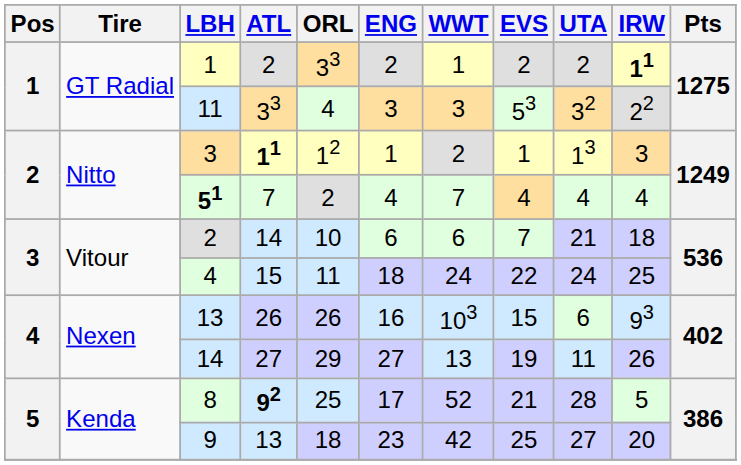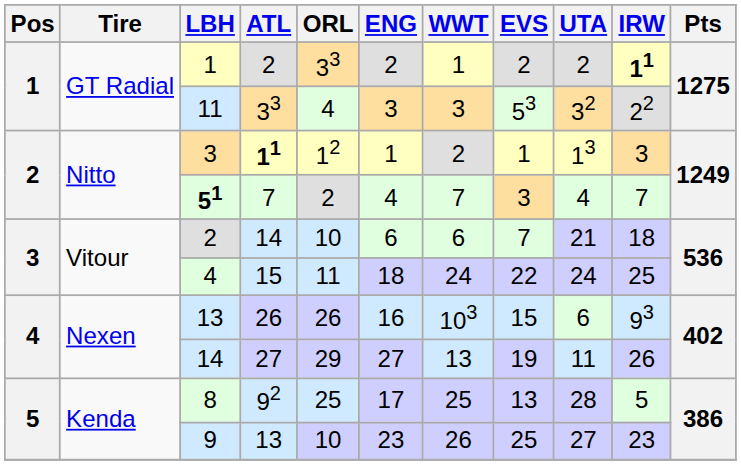(524, 197) 4 -> (524, 197) 3
(642, 197) 4 -> (642, 197) 7
(269, 399) bold -> (269, 399) normal
(458, 399) 52 -> (458, 399) 25
(524, 399) 21 -> (524, 399) 13
(328, 440) 18 -> (328, 440) 10
(458, 440) 42 -> (458, 440) 26
(642, 440) 20 -> (642, 440) 23
